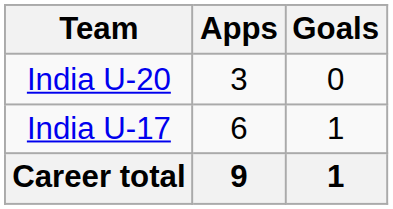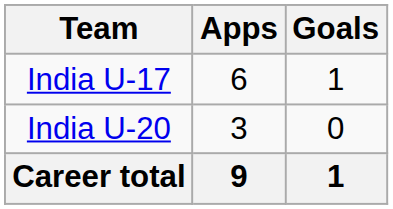rows swapped: (99, 128) <-> (99, 78)
